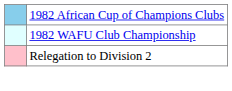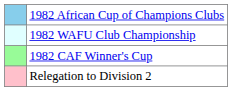+ row: (91, 55)
